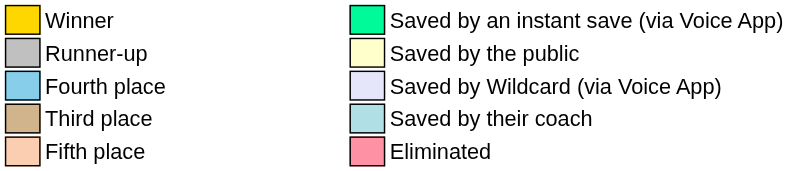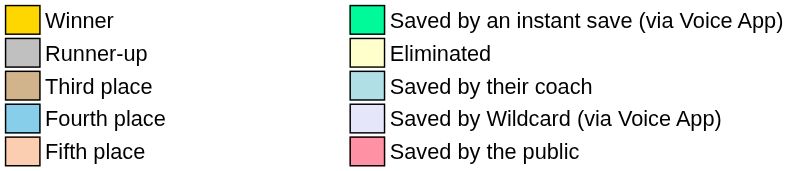(485, 53) Saved by the public -> (441, 53) Eliminated
rows swapped: (99, 119) <-> (105, 86)
(441, 151) Eliminated -> (485, 151) Saved by the public
